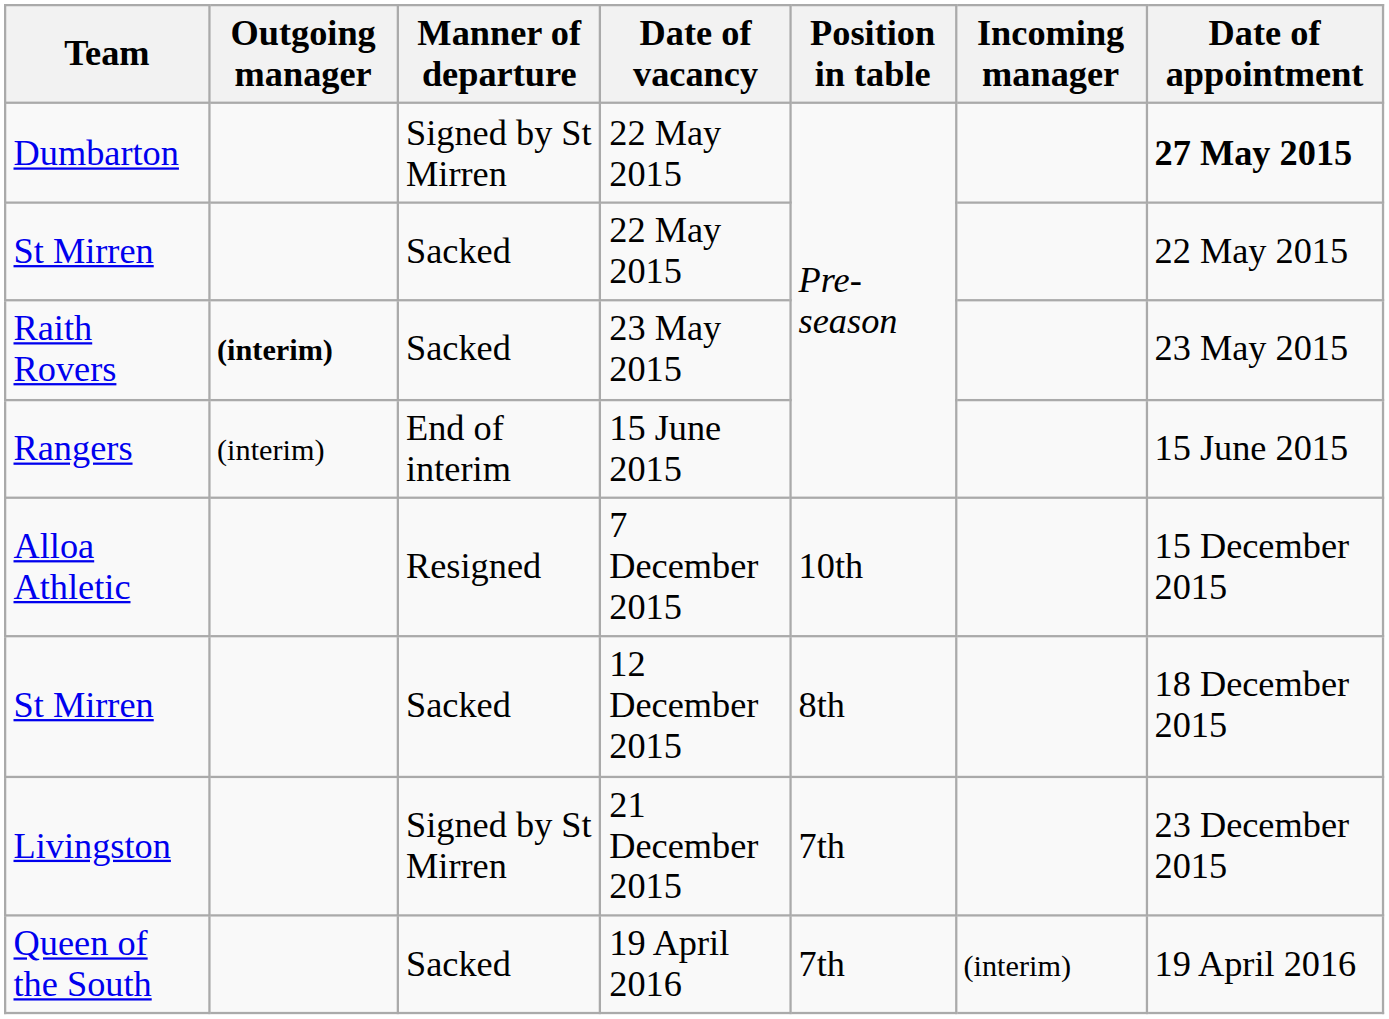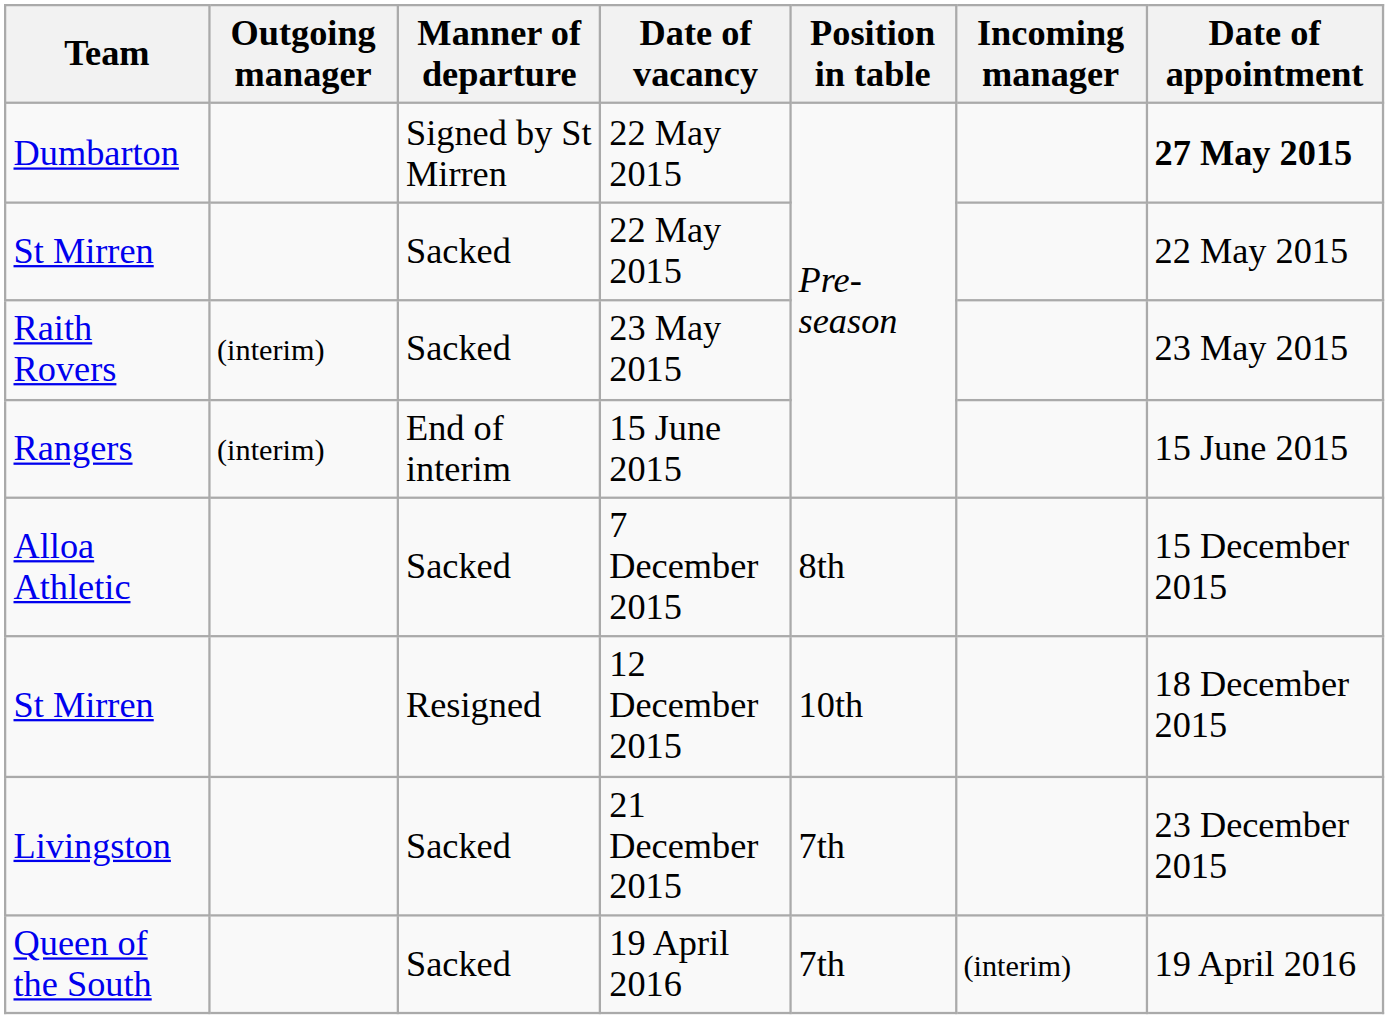(275, 349) bold -> (271, 351) normal
(474, 566) Resigned -> (458, 566) Sacked
(831, 566) 10th -> (822, 566) 8th
(458, 705) Sacked -> (474, 705) Resigned
(822, 705) 8th -> (831, 705) 10th
(499, 845) Signed by St Mirren -> (458, 845) Sacked
